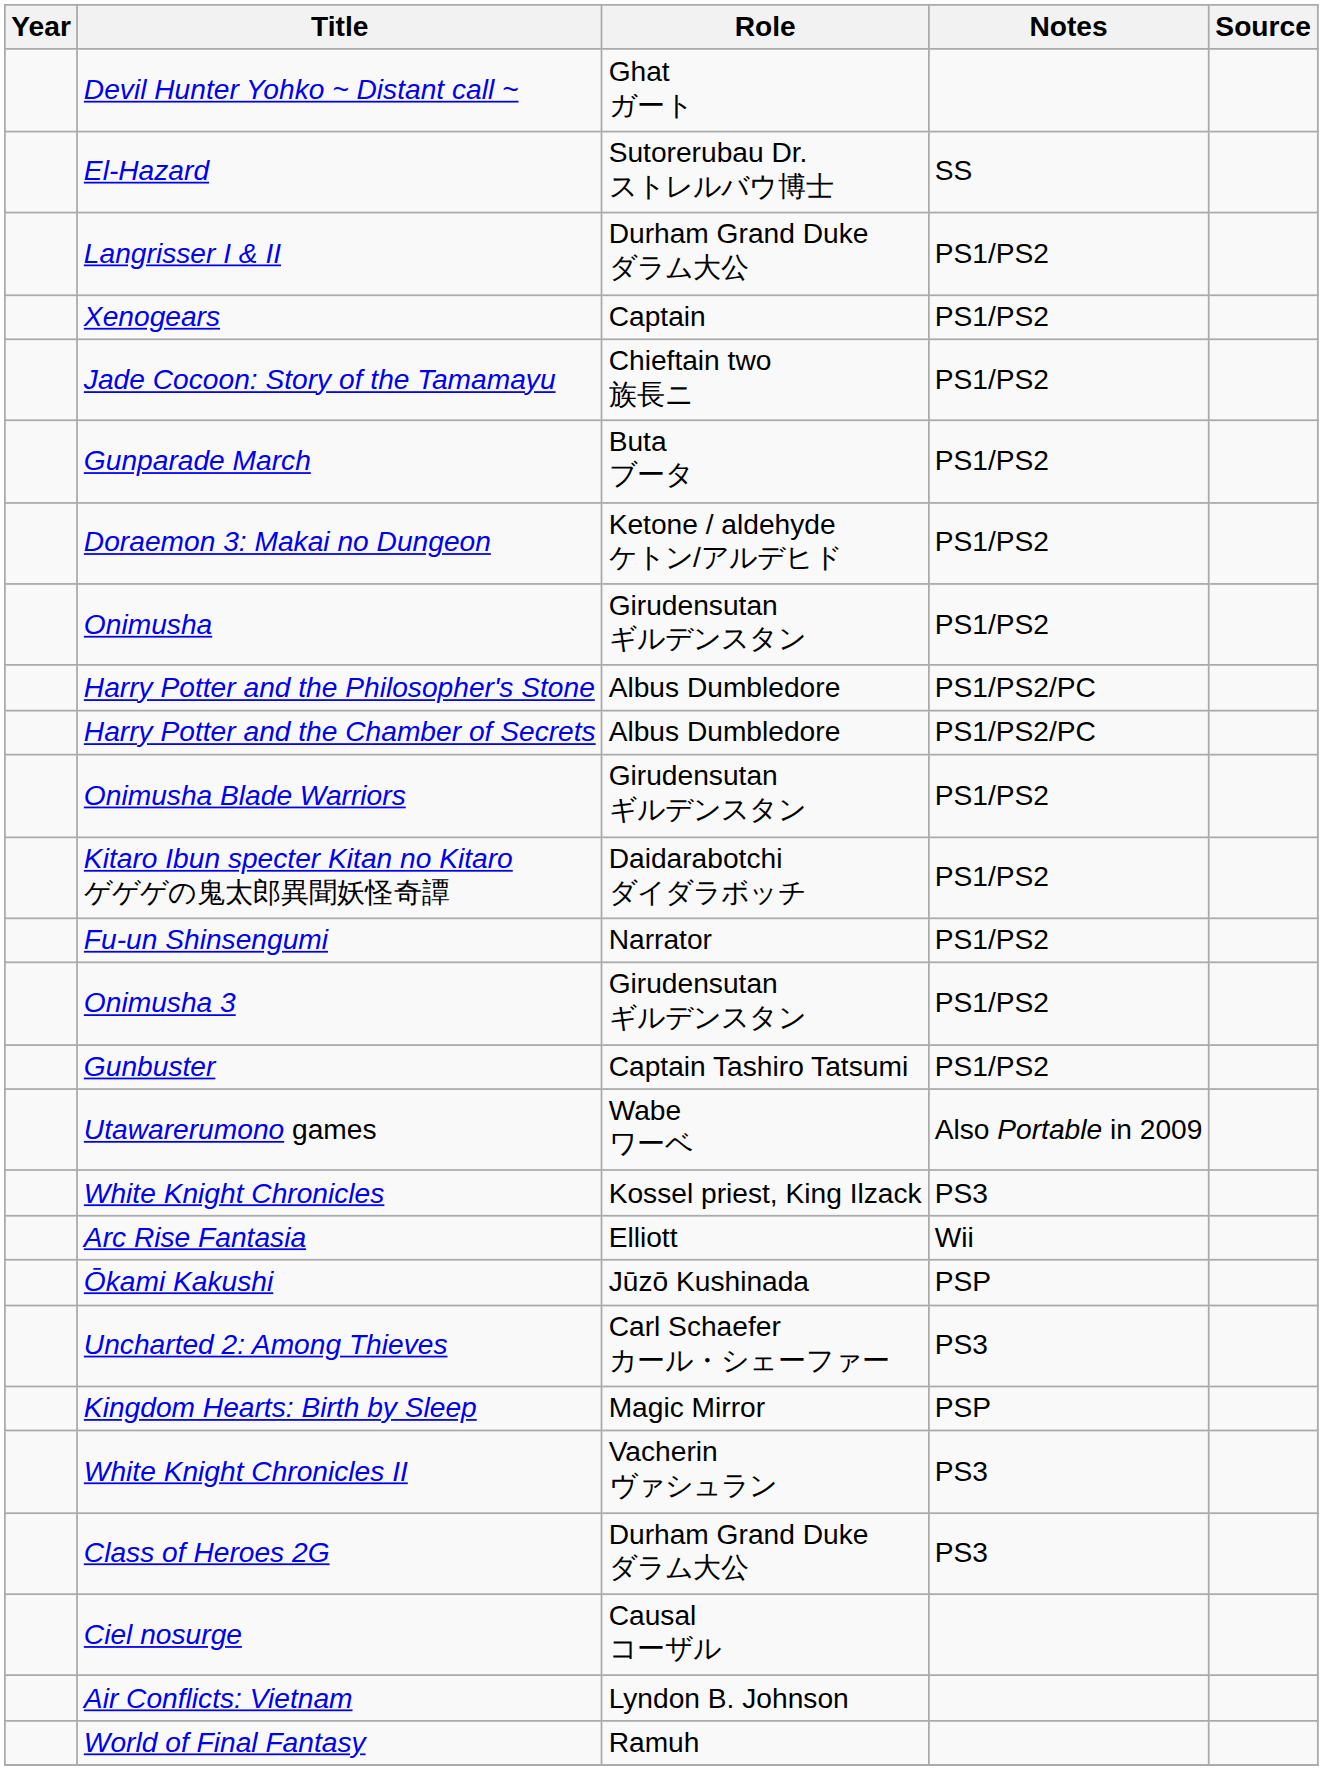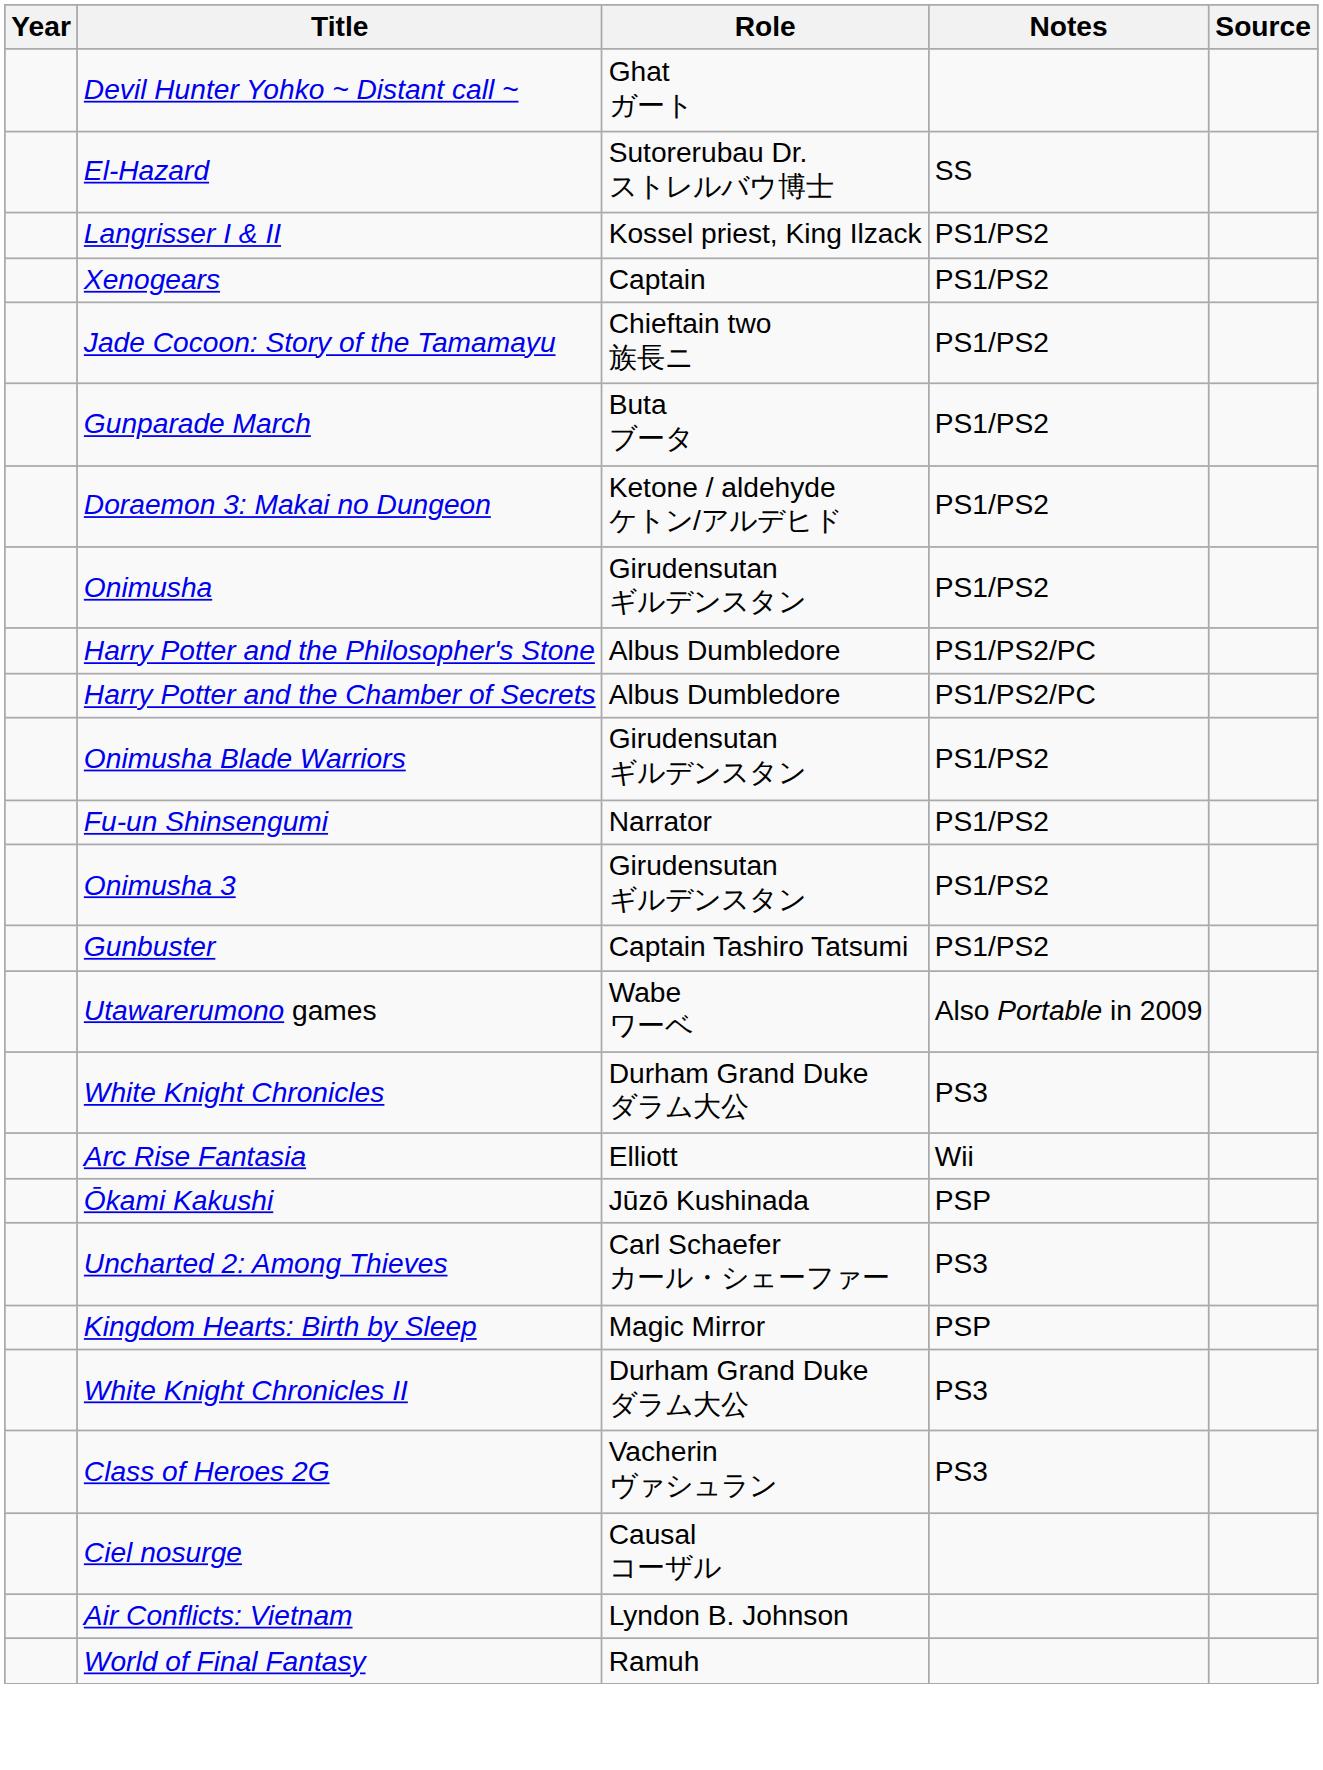(739, 251) Durham Grand Duke ダラム大公 -> (765, 234) Kossel priest, King Ilzack
- row: (298, 875)
(765, 1192) Kossel priest, King Ilzack -> (739, 1090) Durham Grand Duke ダラム大公
(693, 1469) Vacherin ヴァシュラン -> (739, 1387) Durham Grand Duke ダラム大公
(739, 1551) Durham Grand Duke ダラム大公 -> (693, 1469) Vacherin ヴァシュラン
